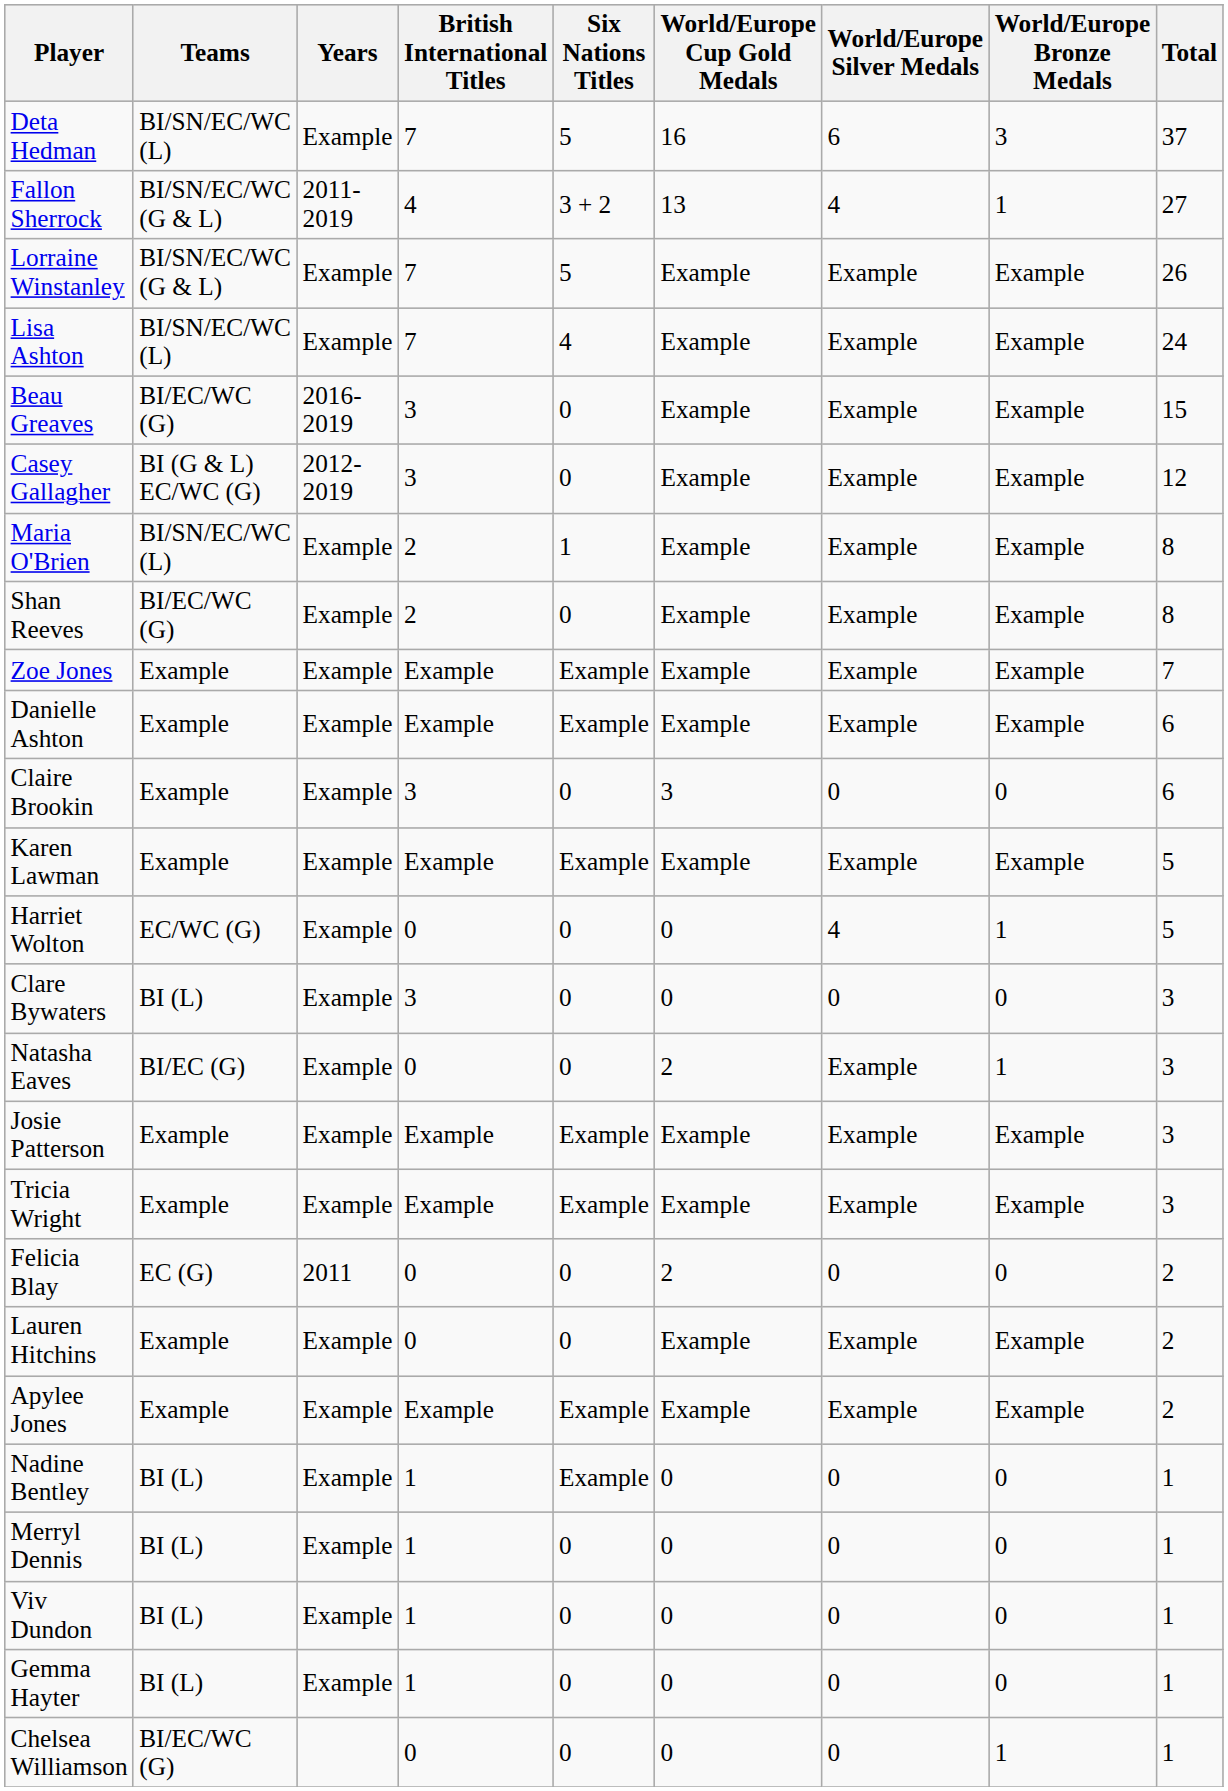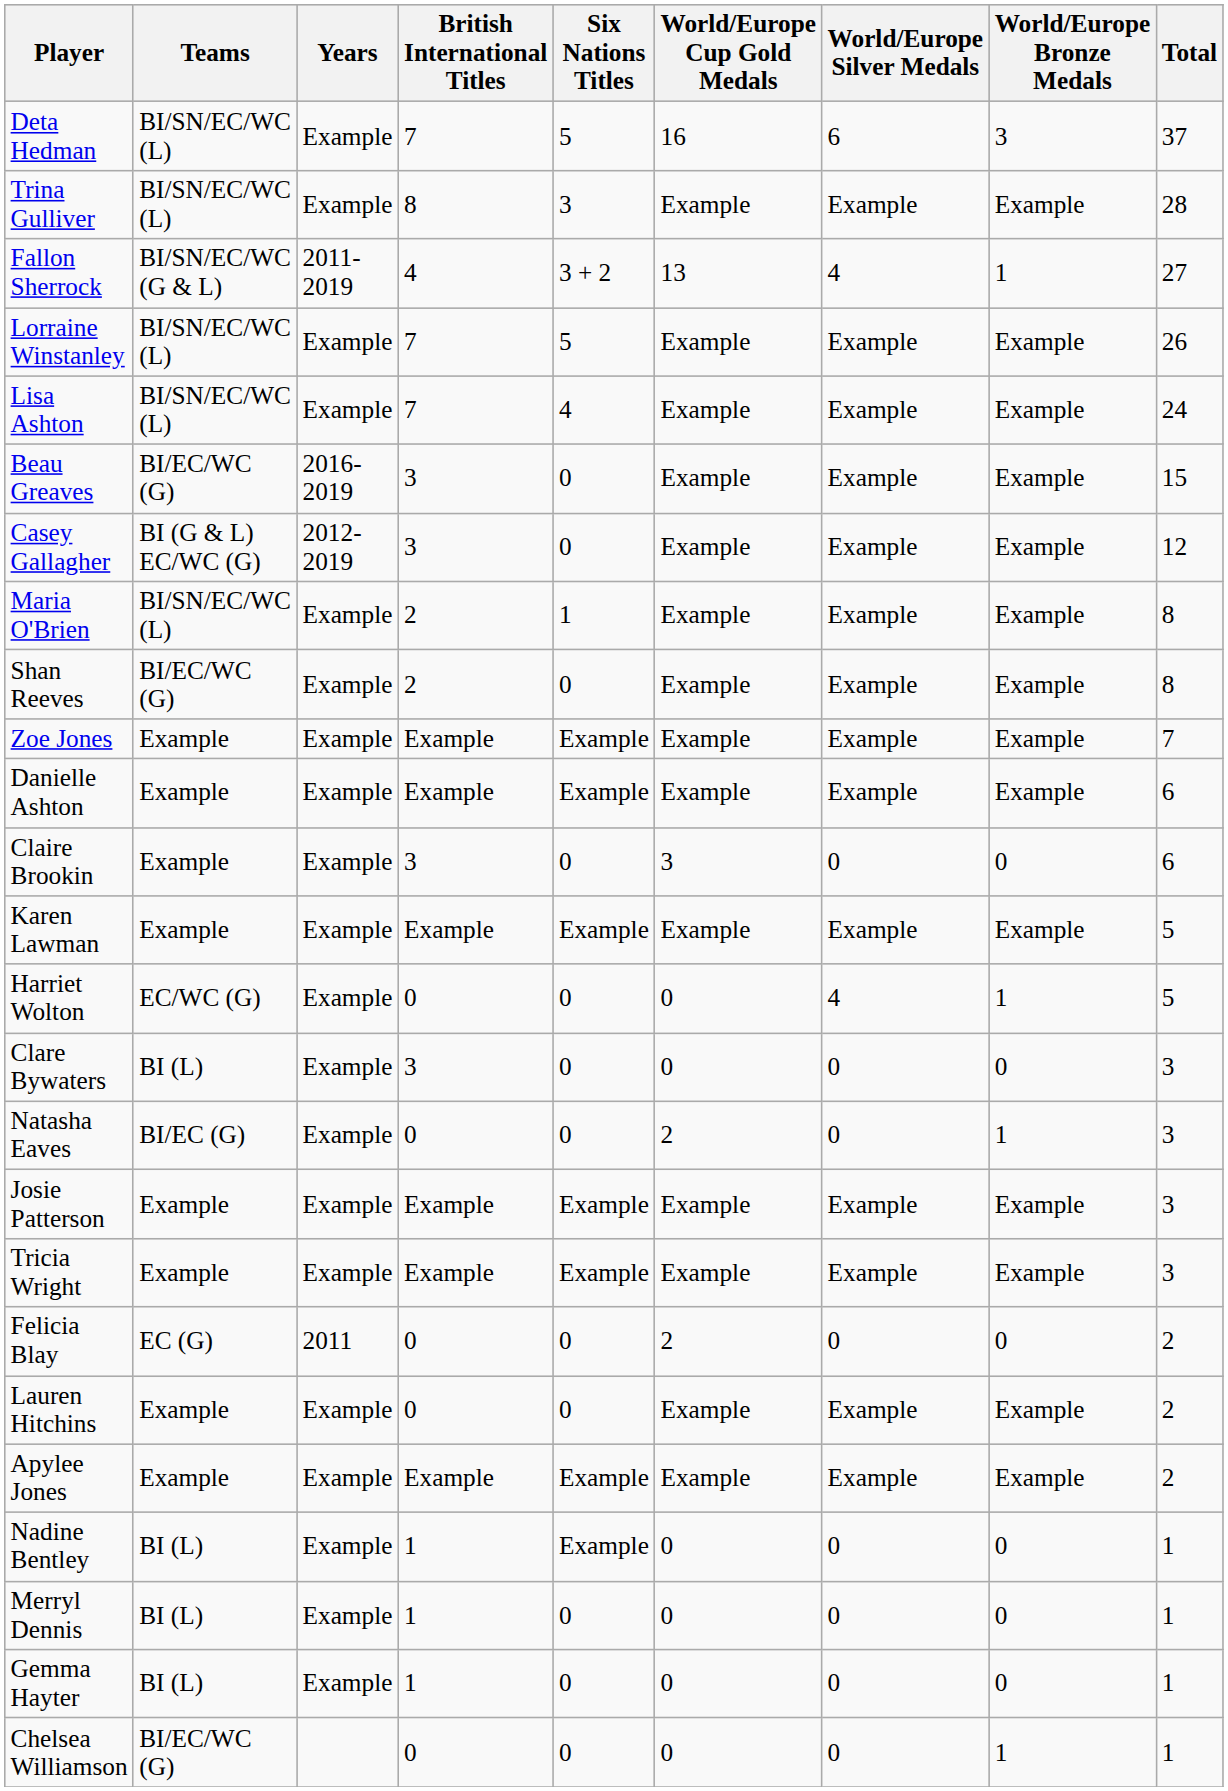+ row: (53, 204)
(215, 272) BI/SN/EC/WC (G & L) -> (215, 341) BI/SN/EC/WC (L)
(873, 1066) Example -> (834, 1135) 0
- row: (51, 1615)
